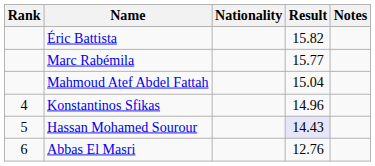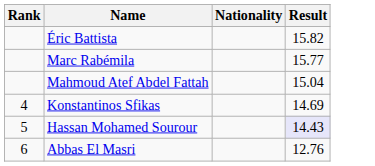- column: (350, 15)
(308, 104) 14.96 -> (308, 104) 14.69
